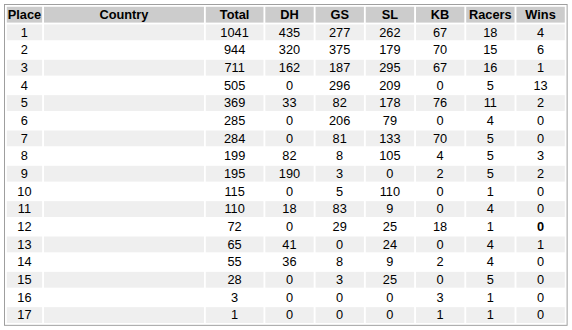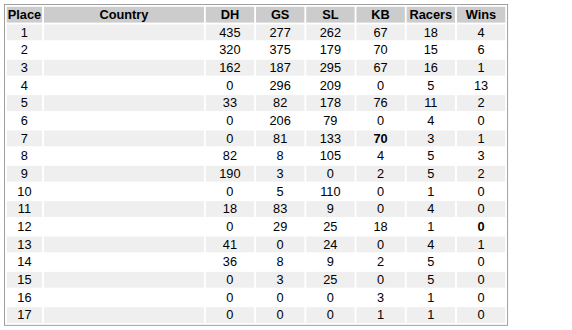- column: (235, 15)
(440, 138) normal -> (381, 138) bold
(490, 138) 5 -> (431, 138) 3
(541, 138) 0 -> (481, 138) 1
(490, 262) 4 -> (431, 262) 5
